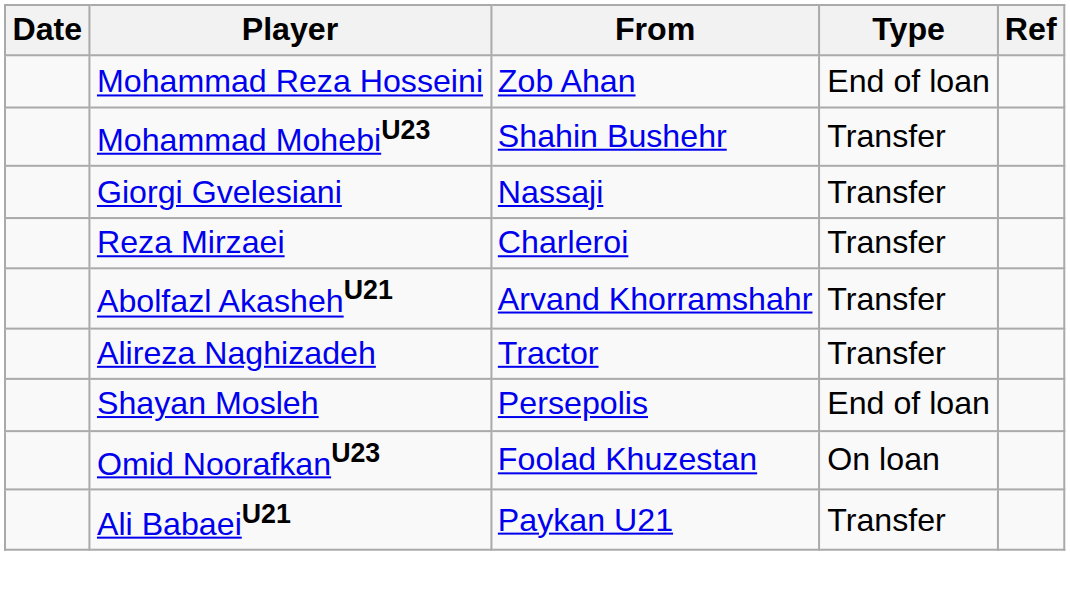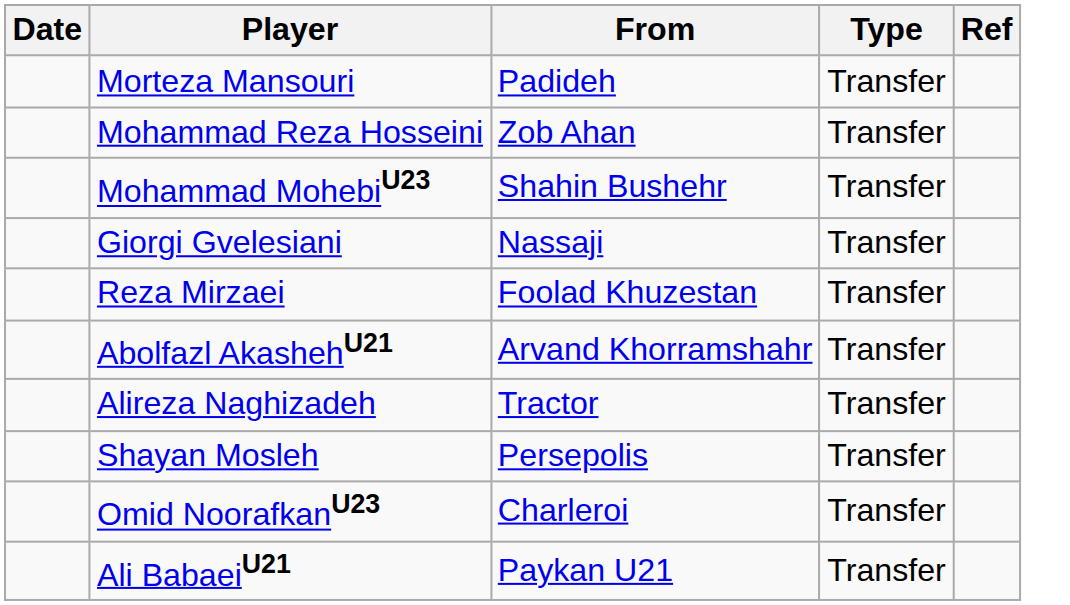+ row: (226, 81)
(909, 81) End of loan -> (887, 132) Transfer
(563, 242) Charleroi -> (627, 293) Foolad Khuzestan
(909, 404) End of loan -> (887, 455) Transfer
(627, 459) Foolad Khuzestan -> (563, 510) Charleroi
(884, 459) On loan -> (887, 510) Transfer
